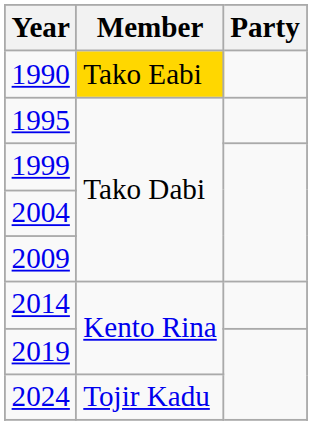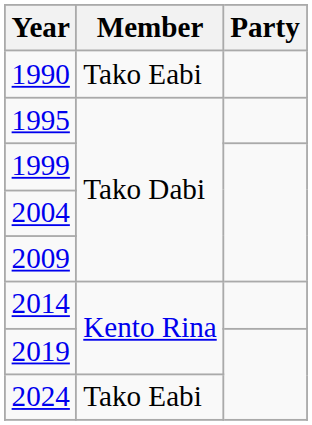(143, 73) gold background -> (143, 73) no background
(147, 397) Tojir Kadu -> (143, 397) Tako Eabi
